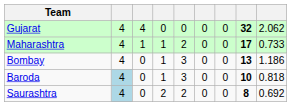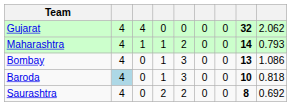(246, 45) 17 -> (246, 45) 14
(272, 45) 0.733 -> (272, 45) 0.793
(272, 61) 1.186 -> (272, 61) 1.086
(122, 93) lightblue background -> (122, 93) no background
